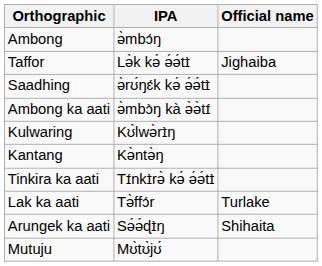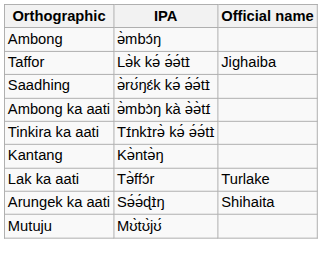- row: (40, 132)
rows swapped: (35, 156) <-> (53, 179)
